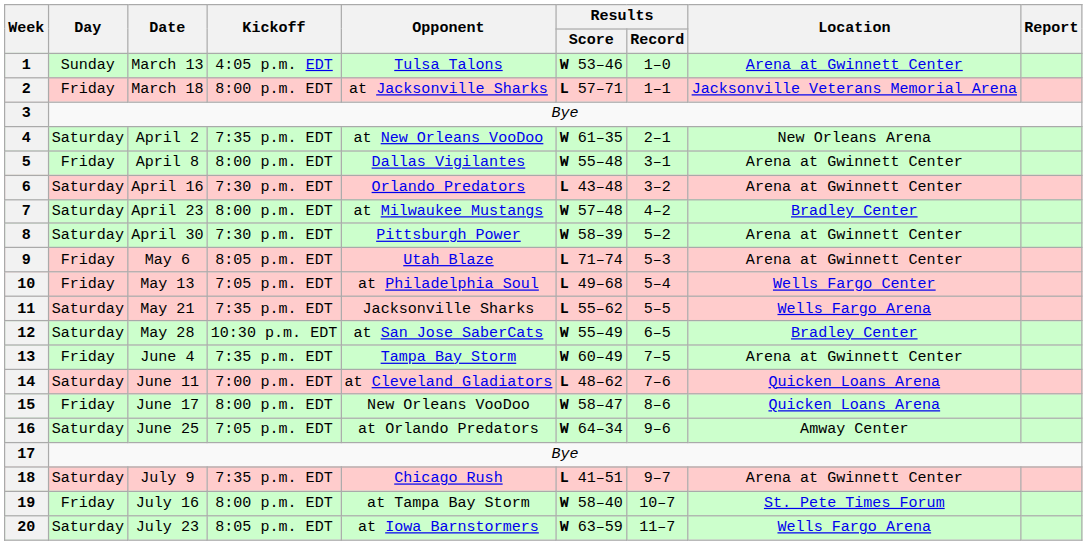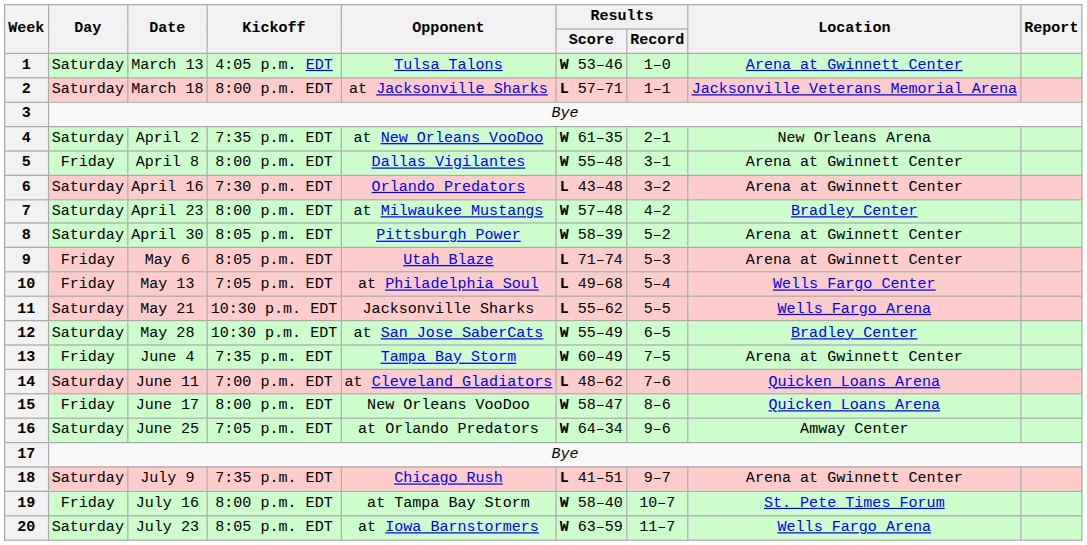(88, 66) Sunday -> (88, 66) Saturday
(88, 90) Friday -> (88, 90) Saturday
(274, 236) 7:30 p.m. EDT -> (274, 236) 8:05 p.m. EDT
(274, 309) 7:35 p.m. EDT -> (274, 309) 10:30 p.m. EDT
